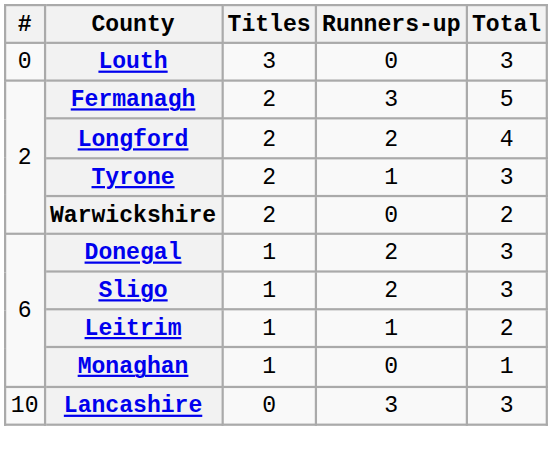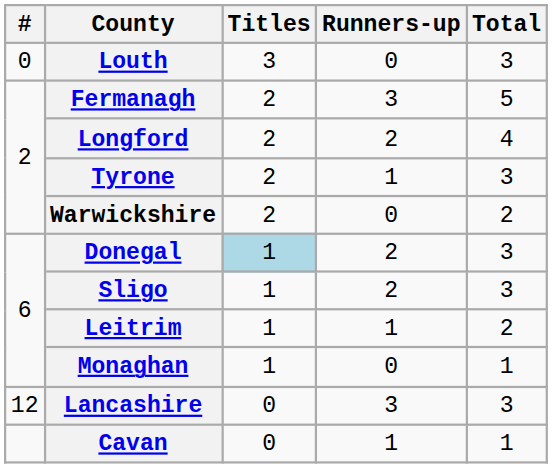(269, 253) no background -> (269, 253) lightblue background
(25, 405) 10 -> (25, 405) 12
+ row: (133, 443)
